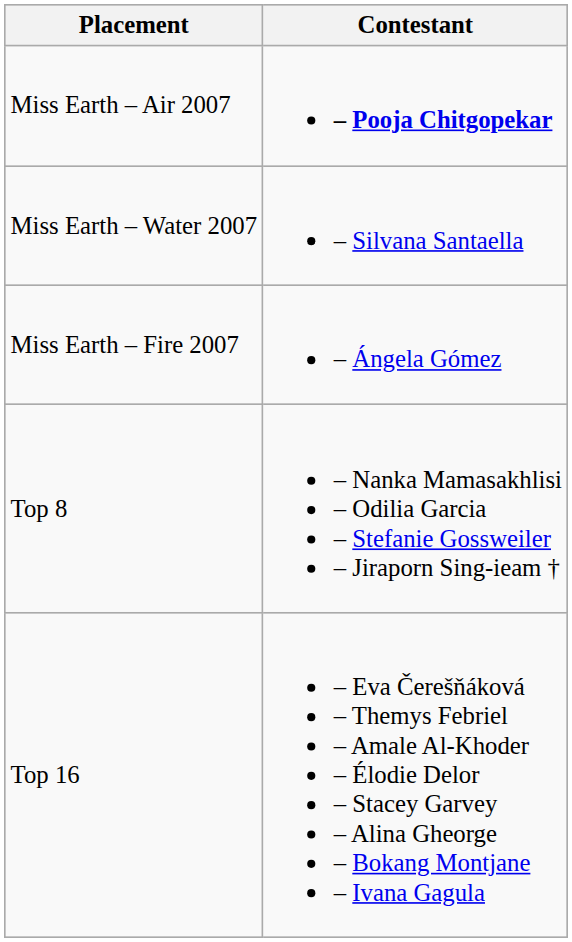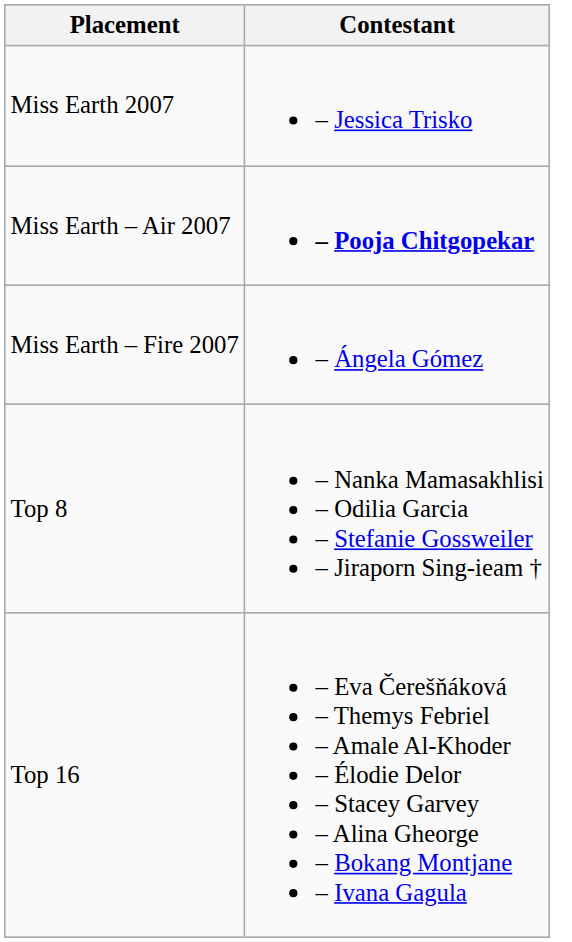+ row: (92, 105)
- row: (134, 225)
